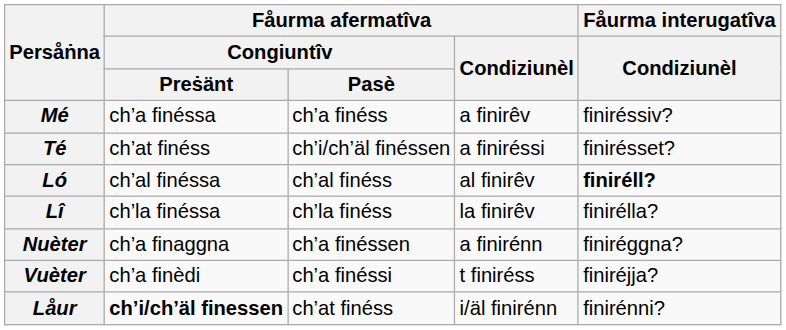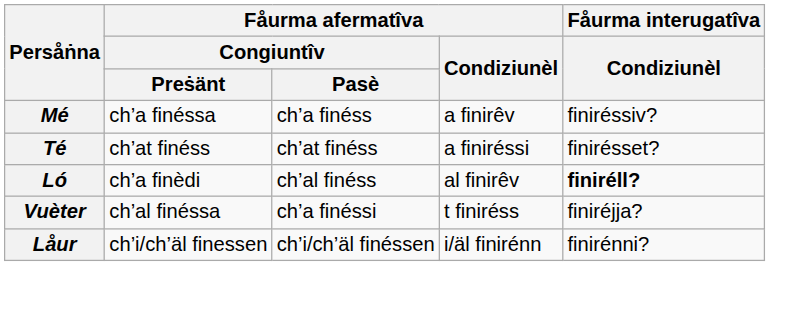(371, 148) ch’i/ch’äl finéssen -> (327, 148) ch’at finéss
(165, 180) ch’al finéssa -> (155, 180) ch’a finèdi
- row: (55, 212)
- row: (55, 244)
(155, 276) ch’a finèdi -> (165, 212) ch’al finéssa
(196, 308) bold -> (188, 244) normal
(343, 308) ch’at finéss -> (356, 244) ch’i/ch’äl finéssen
